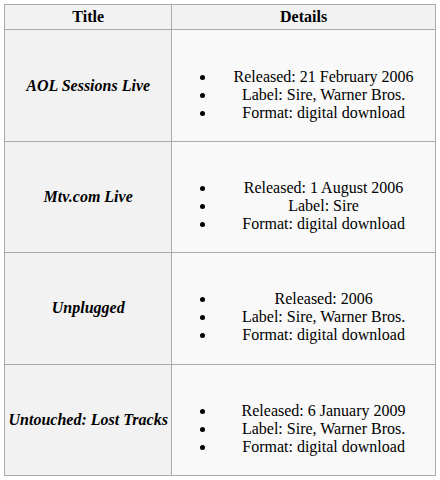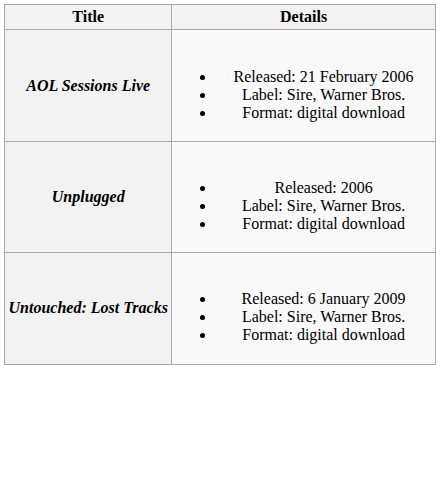- row: (88, 196)
